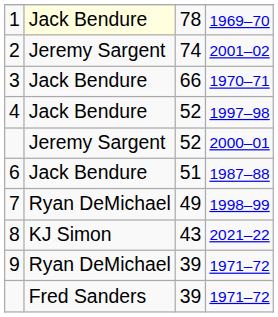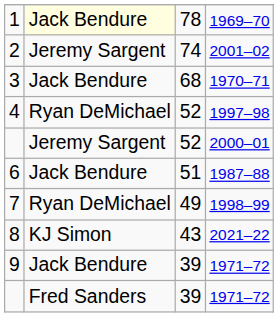(191, 81) 66 -> (191, 81) 68
(88, 111) Jack Bendure -> (100, 111) Ryan DeMichael
(100, 265) Ryan DeMichael -> (88, 265) Jack Bendure
